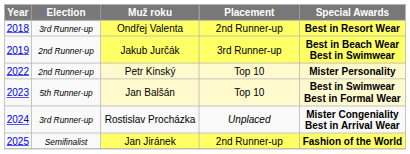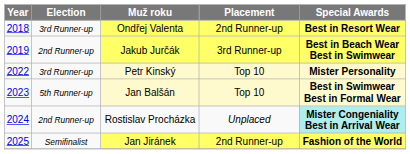(66, 72) 2nd Runner-up -> (66, 72) 3rd Runner-up
(66, 121) 3rd Runner-up -> (66, 121) 2nd Runner-up
(352, 120) no background -> (352, 120) paleturquoise background
